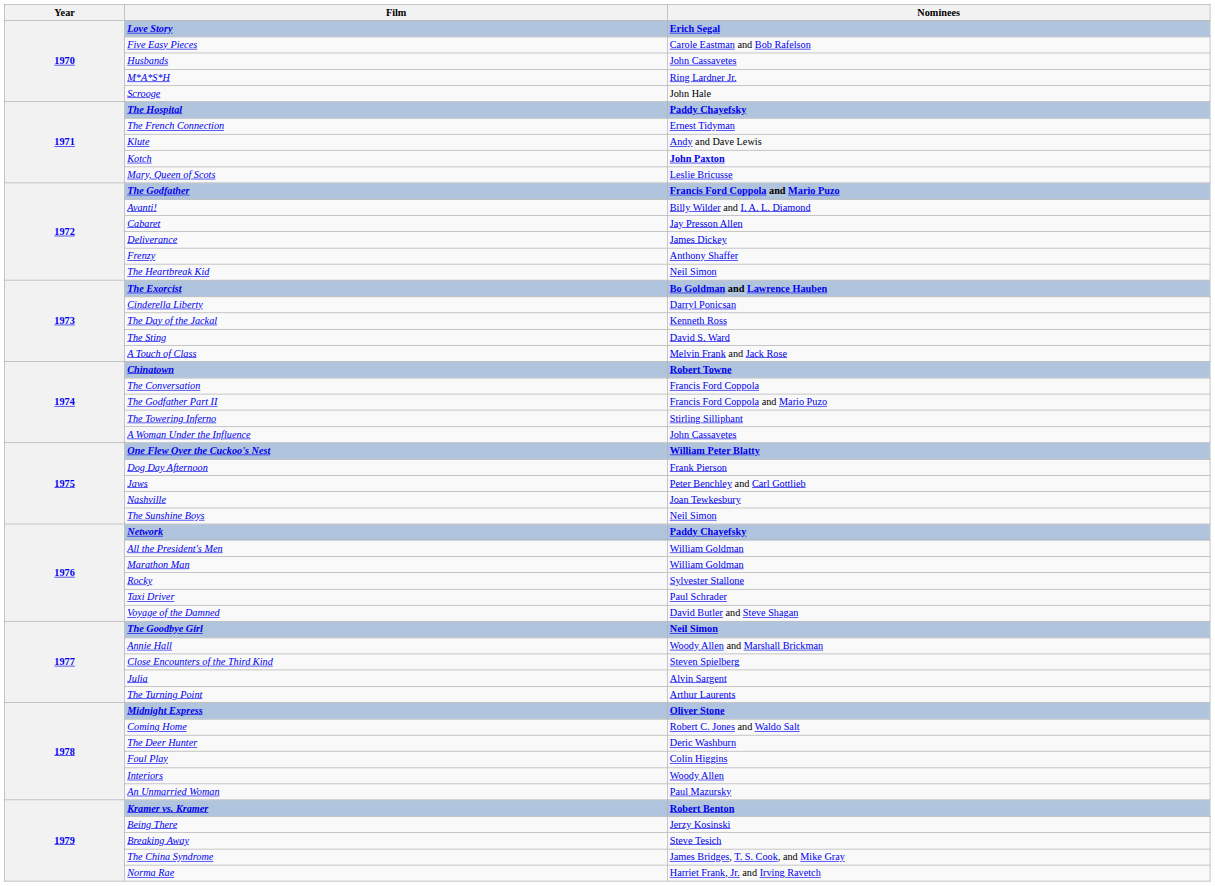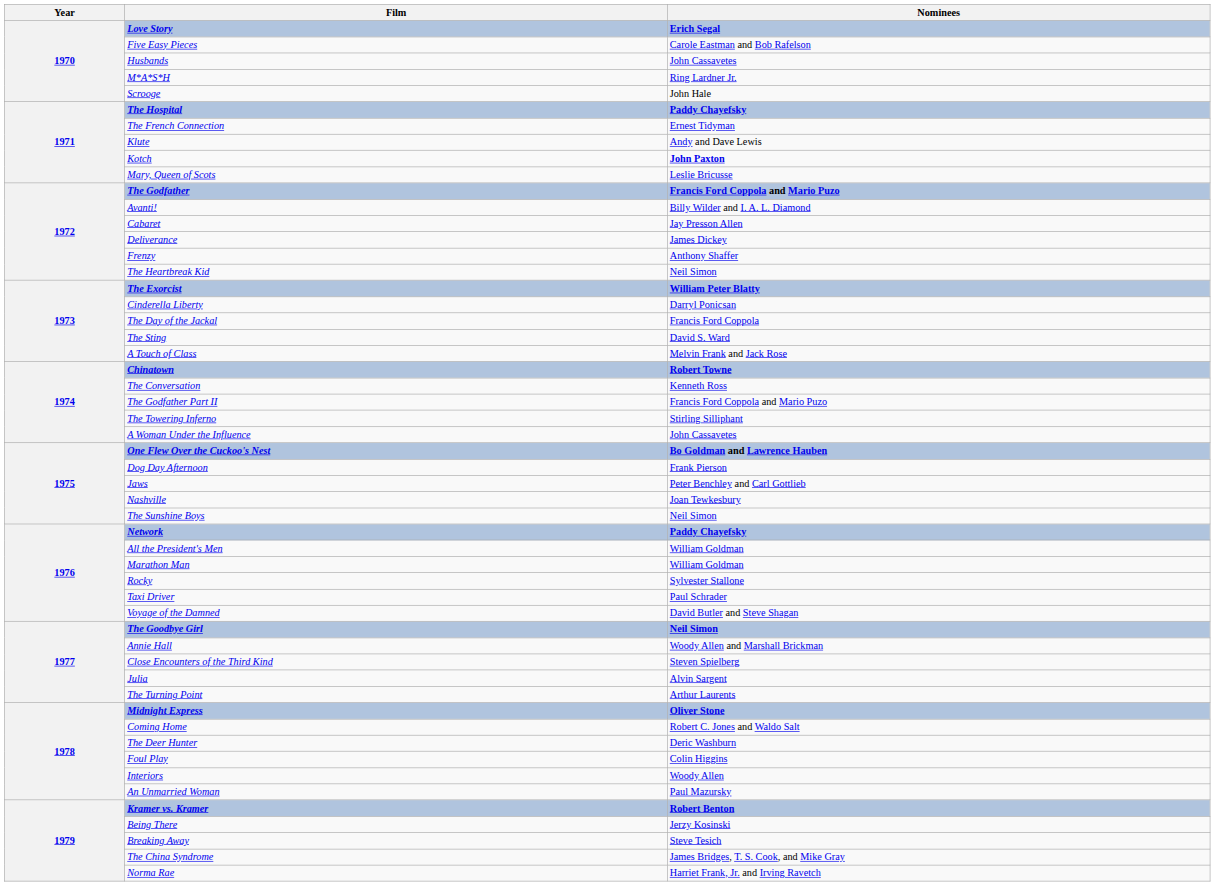(748, 288) Bo Goldman and Lawrence Hauben -> (715, 288) William Peter Blatty
(698, 321) Kenneth Ross -> (714, 321) Francis Ford Coppola
(714, 386) Francis Ford Coppola -> (698, 386) Kenneth Ross
(715, 451) William Peter Blatty -> (748, 451) Bo Goldman and Lawrence Hauben
